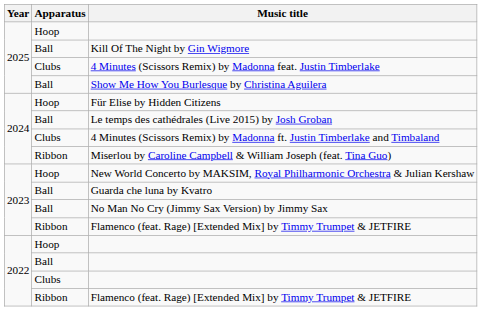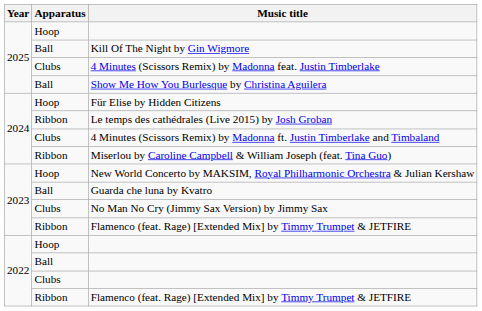(44, 119) Ball -> (51, 119) Ribbon
(44, 208) Ball -> (48, 208) Clubs
